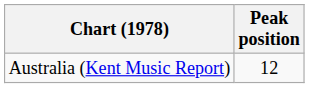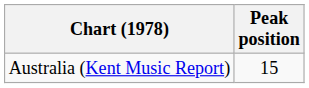(269, 67) 12 -> (269, 67) 15
